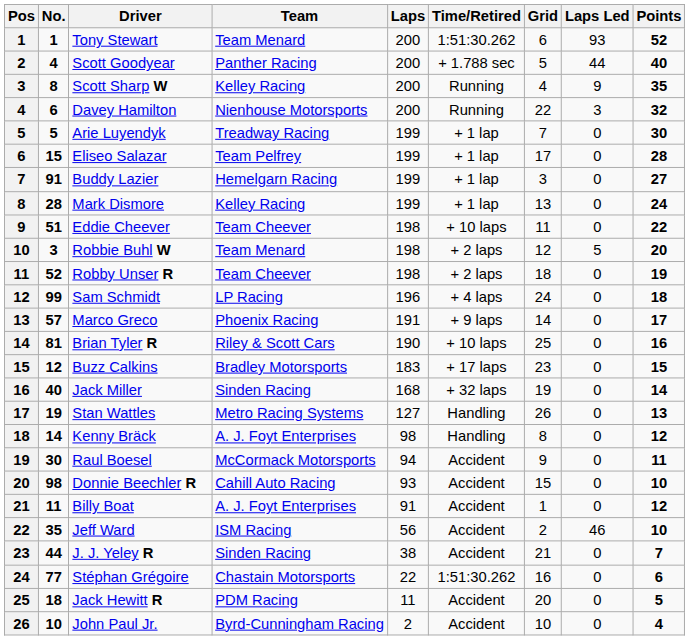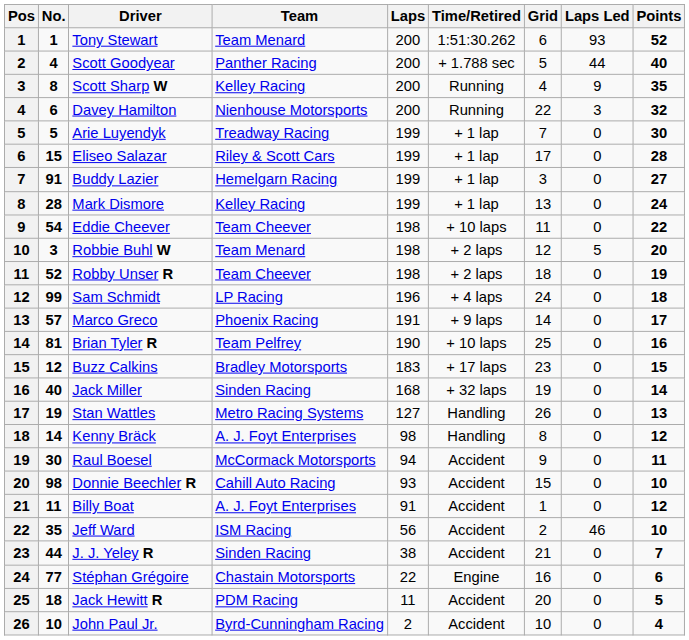(258, 156) Team Pelfrey -> (275, 156) Riley & Scott Cars
(54, 226) 51 -> (54, 226) 54
(275, 343) Riley & Scott Cars -> (258, 343) Team Pelfrey
(476, 577) 1:51:30.262 -> (476, 577) Engine
